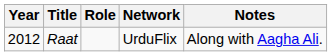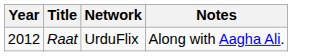- column: (100, 16)
